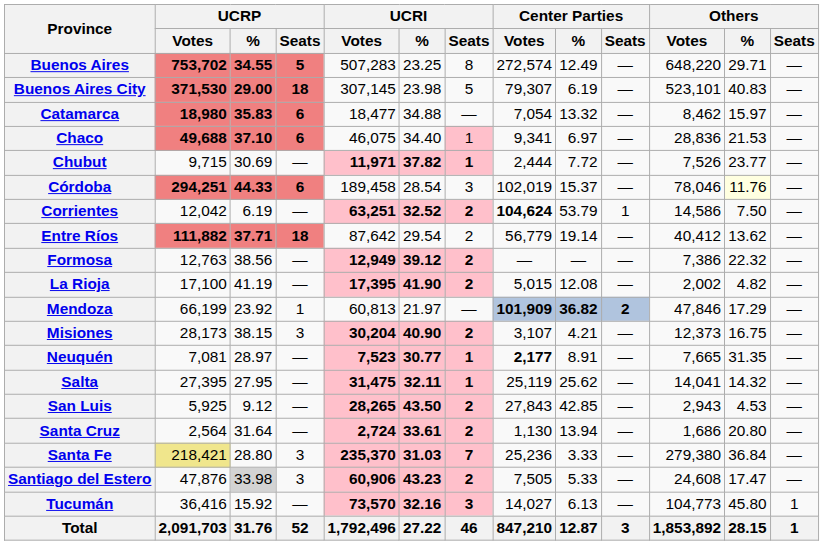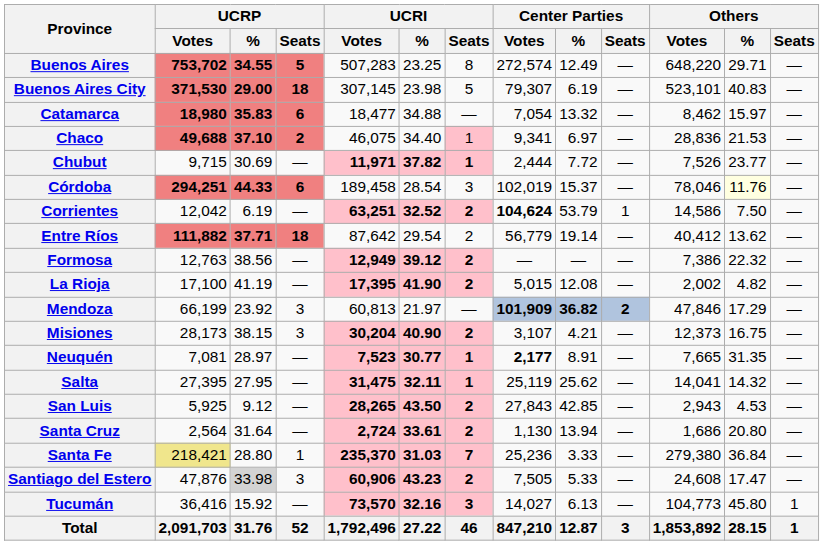(300, 138) 6 -> (300, 138) 2
(300, 308) 1 -> (300, 308) 3
(300, 455) 3 -> (300, 455) 1
